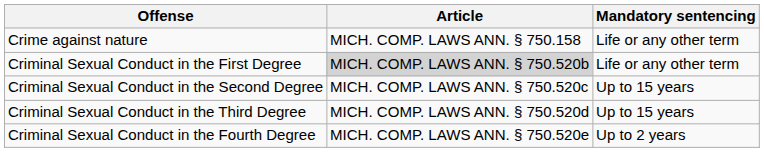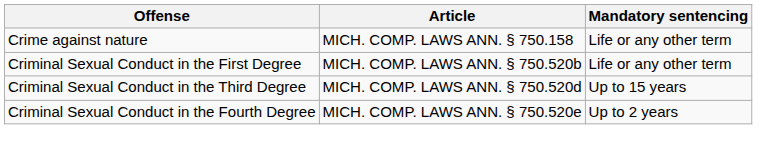(460, 64) lightgrey background -> (452, 64) no background
- row: (166, 87)
